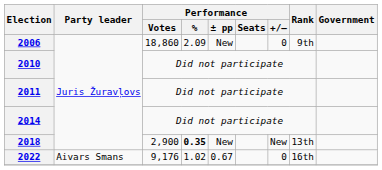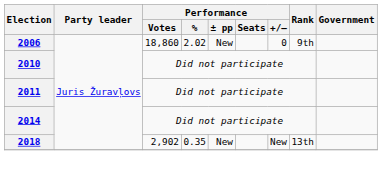(195, 42) 2.09 -> (195, 42) 2.02
(165, 142) 2,900 -> (165, 142) 2,902
(195, 142) bold -> (195, 142) normal
- row: (29, 157)
